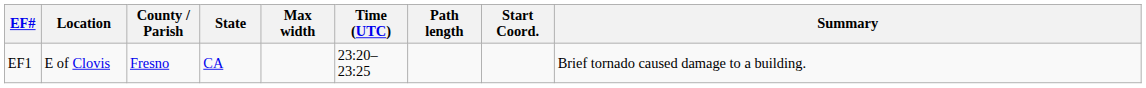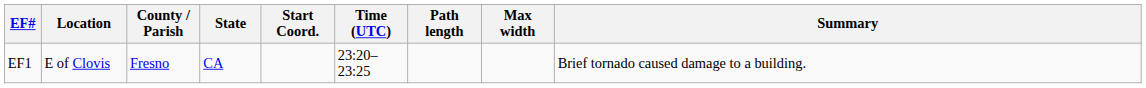columns swapped: (518, 24) <-> (298, 24)
